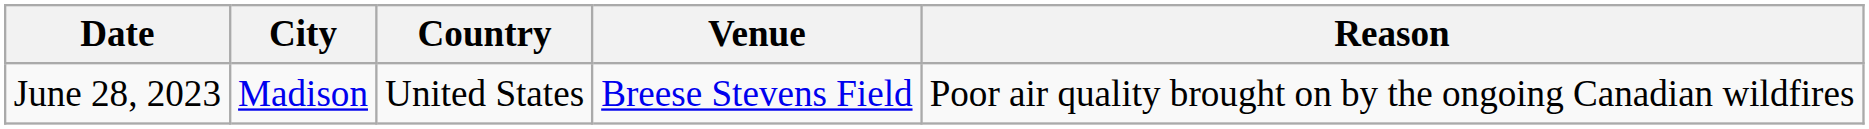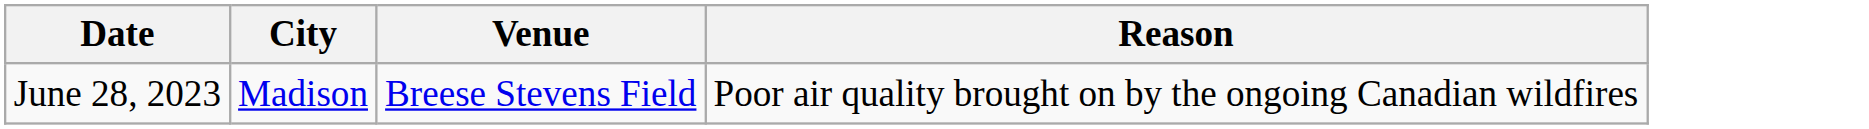- column: (485, 33)
